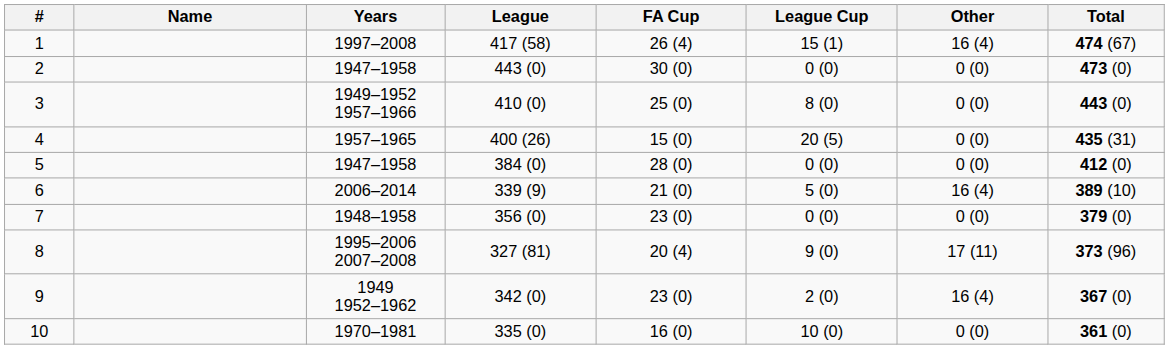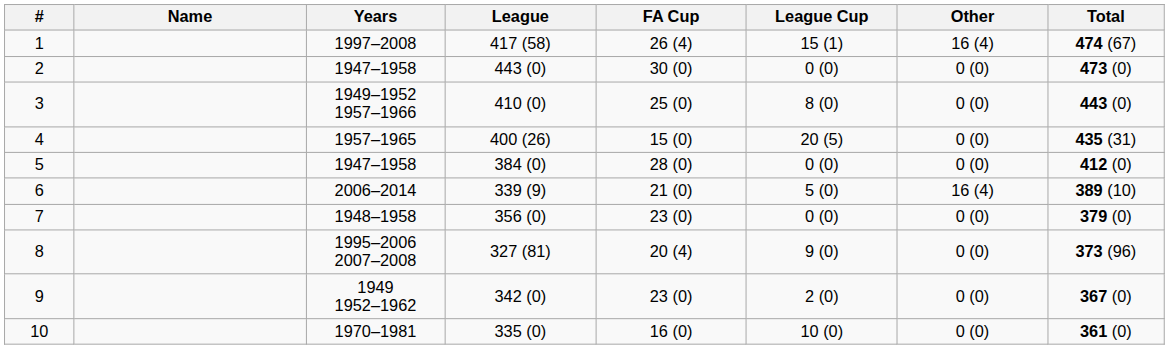(972, 252) 17 (11) -> (973, 252) 0 (0)
(972, 296) 16 (4) -> (973, 296) 0 (0)
